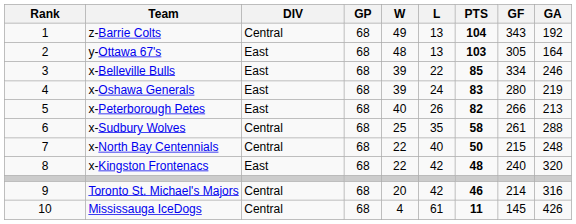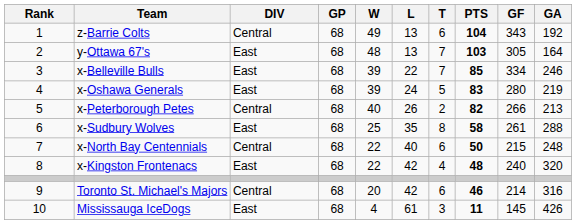+ column: (442, 14)
(256, 109) East -> (252, 109) Central
(264, 128) Central -> (245, 128) East
(264, 209) Central -> (245, 209) East
